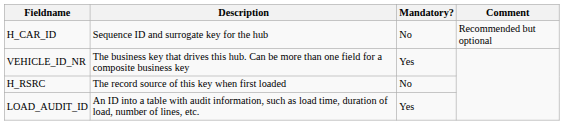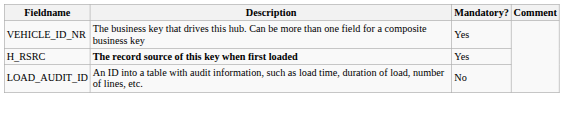- row: (31, 34)
(189, 84) normal -> (195, 56) bold
(406, 84) No -> (462, 56) Yes
(407, 106) Yes -> (461, 78) No
